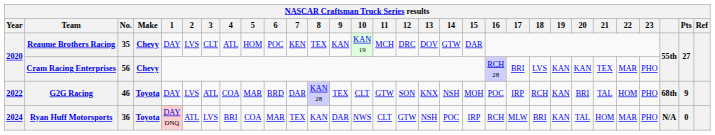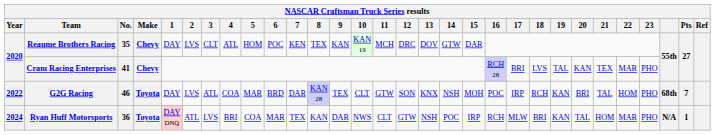(126, 69) 56 -> (126, 69) 41
(561, 69) KAN -> (561, 69) TAL
(686, 93) 9 -> (686, 93) 7
(686, 117) 0 -> (686, 117) 1
